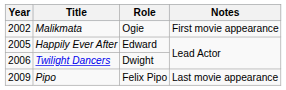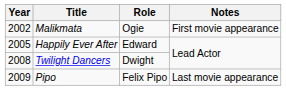(19, 61) 2006 -> (19, 61) 2008
